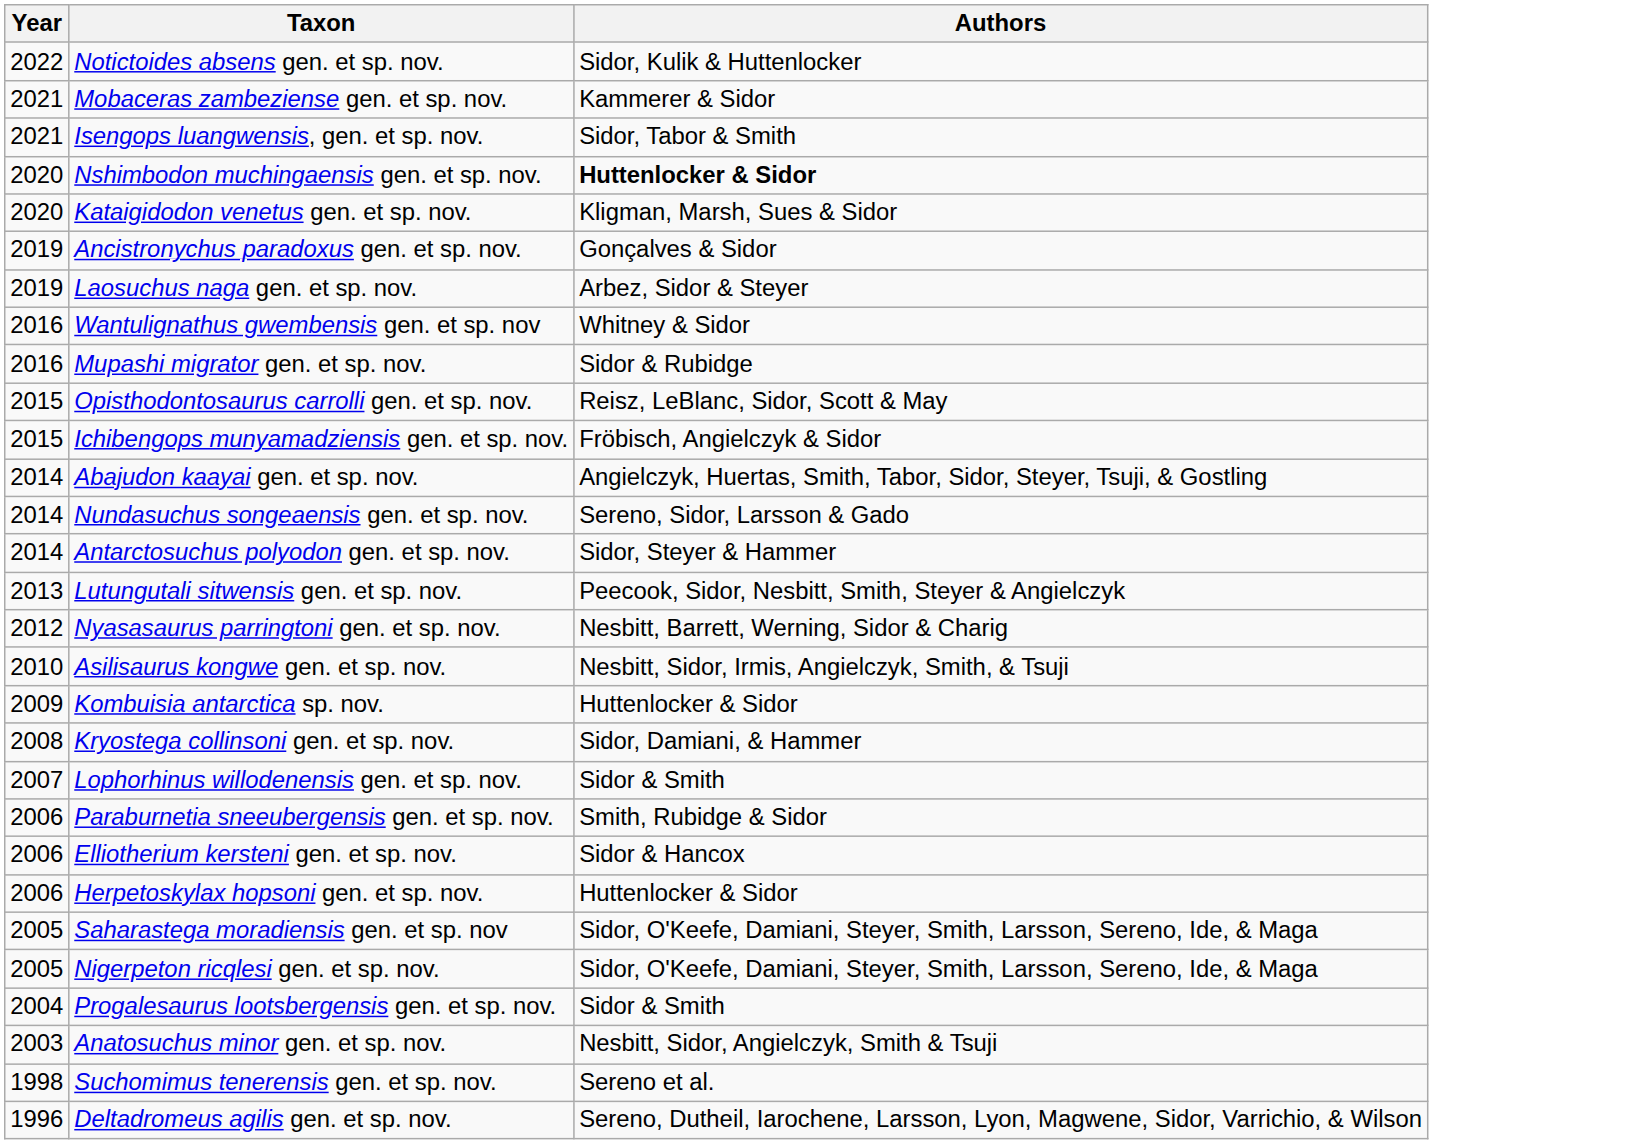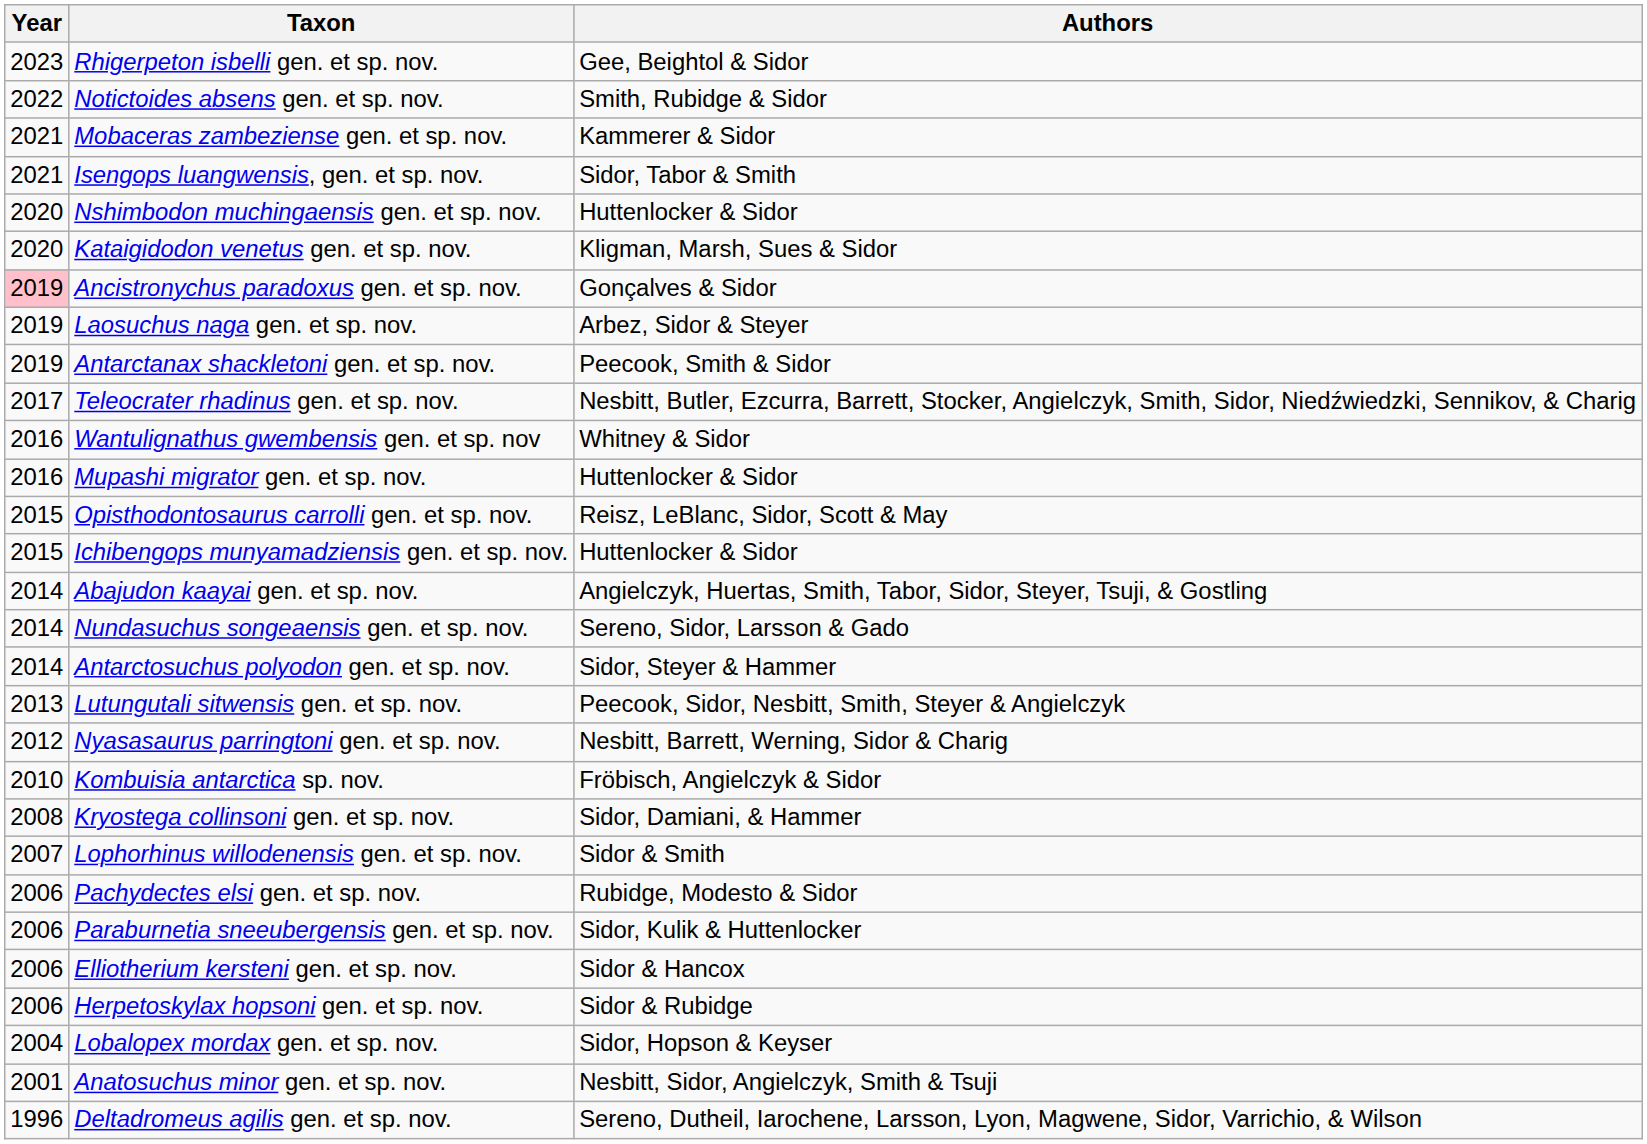+ row: (256, 61)
(720, 61) Sidor, Kulik & Huttenlocker -> (703, 99) Smith, Rubidge & Sidor
(698, 174) bold -> (688, 212) normal
(37, 250) no background -> (37, 288) pink background
+ row: (285, 363)
+ row: (266, 401)
(666, 363) Sidor & Rubidge -> (688, 477) Huttenlocker & Sidor
(730, 439) Fröbisch, Angielczyk & Sidor -> (688, 552) Huttenlocker & Sidor
- row: (260, 666)
(37, 703) 2009 -> (37, 779) 2010
(688, 703) Huttenlocker & Sidor -> (730, 779) Fröbisch, Angielczyk & Sidor
+ row: (248, 893)
(703, 817) Smith, Rubidge & Sidor -> (720, 930) Sidor, Kulik & Huttenlocker
(688, 893) Huttenlocker & Sidor -> (666, 1006) Sidor & Rubidge
- row: (291, 930)
- row: (257, 968)
+ row: (256, 1044)
- row: (315, 1006)
(37, 1044) 2003 -> (37, 1082) 2001
- row: (285, 1082)
